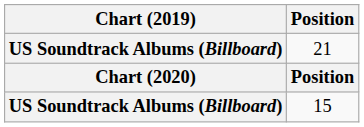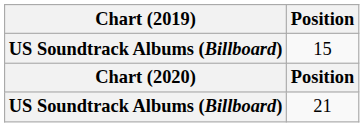rows swapped: (323, 106) <-> (323, 48)
